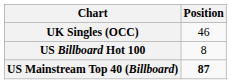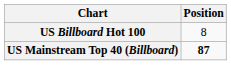- row: (93, 32)
